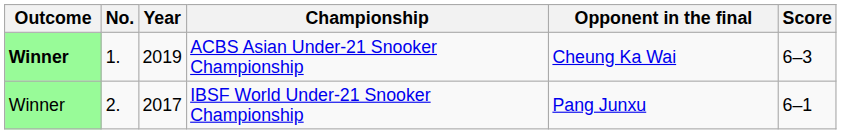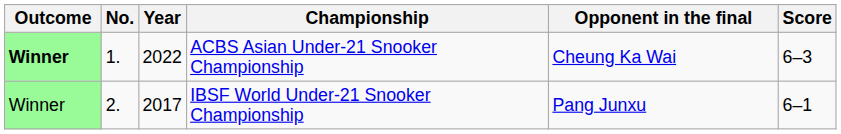(162, 56) 2019 -> (162, 56) 2022
